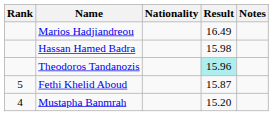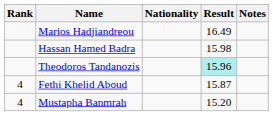(20, 84) 5 -> (20, 84) 4
